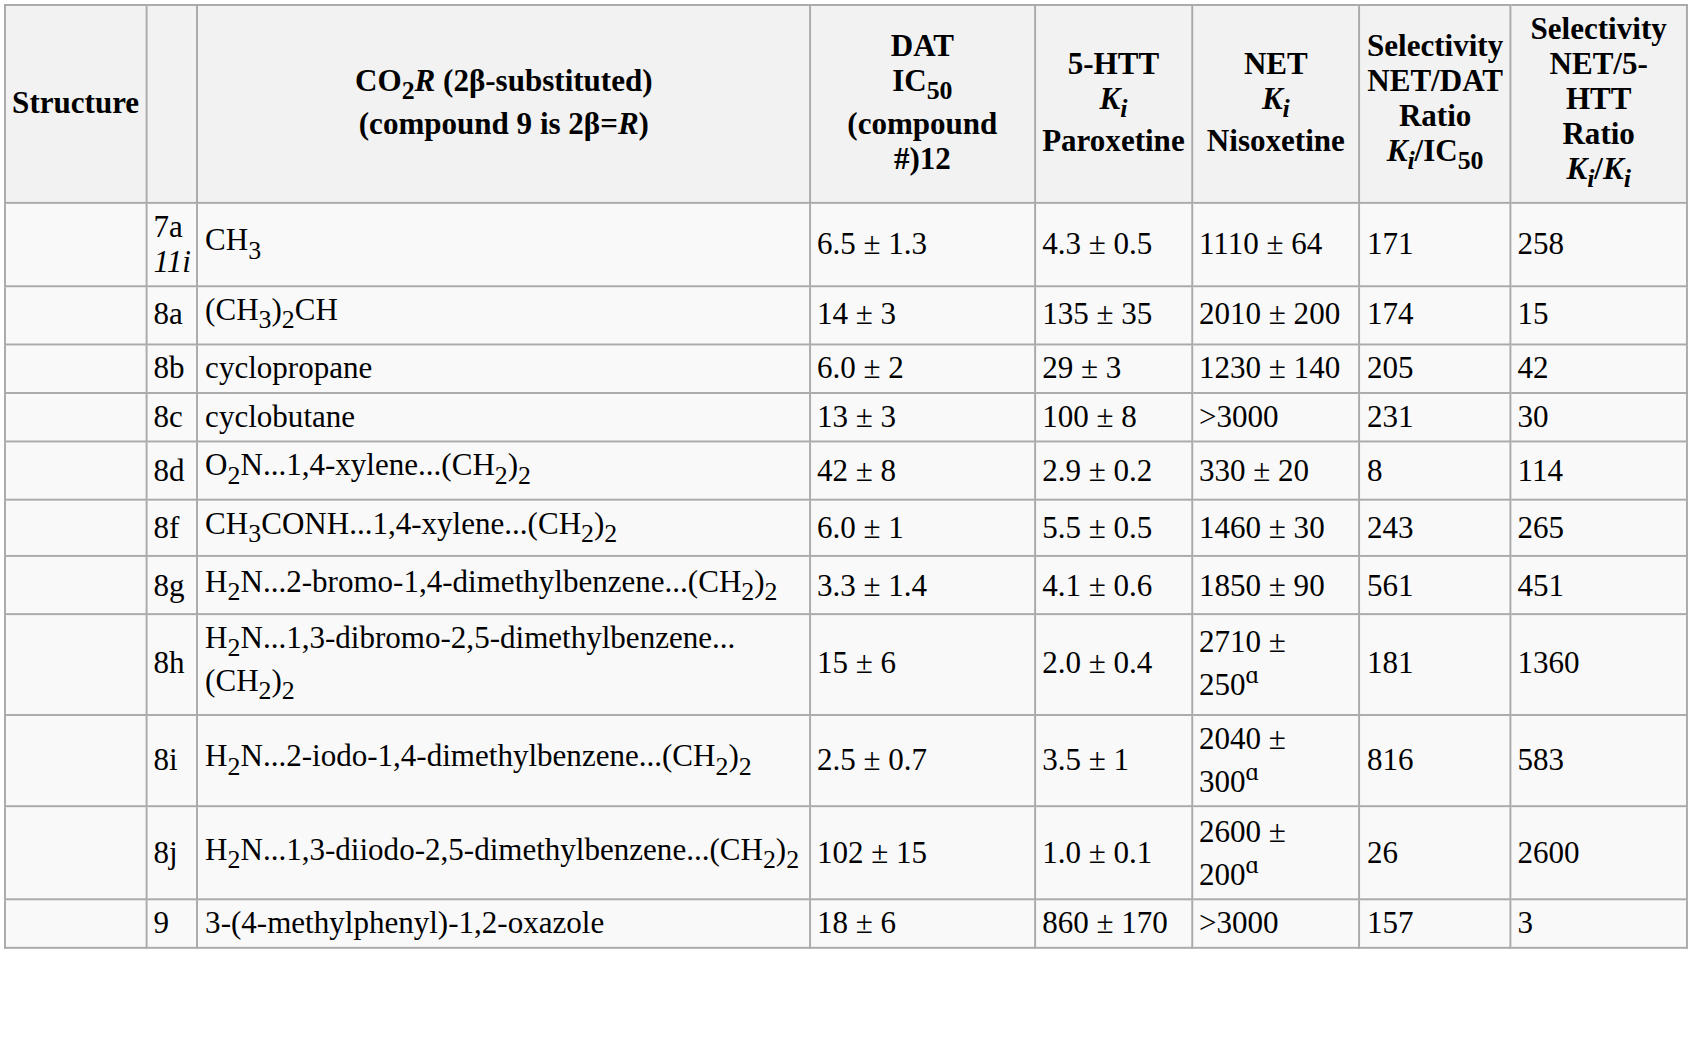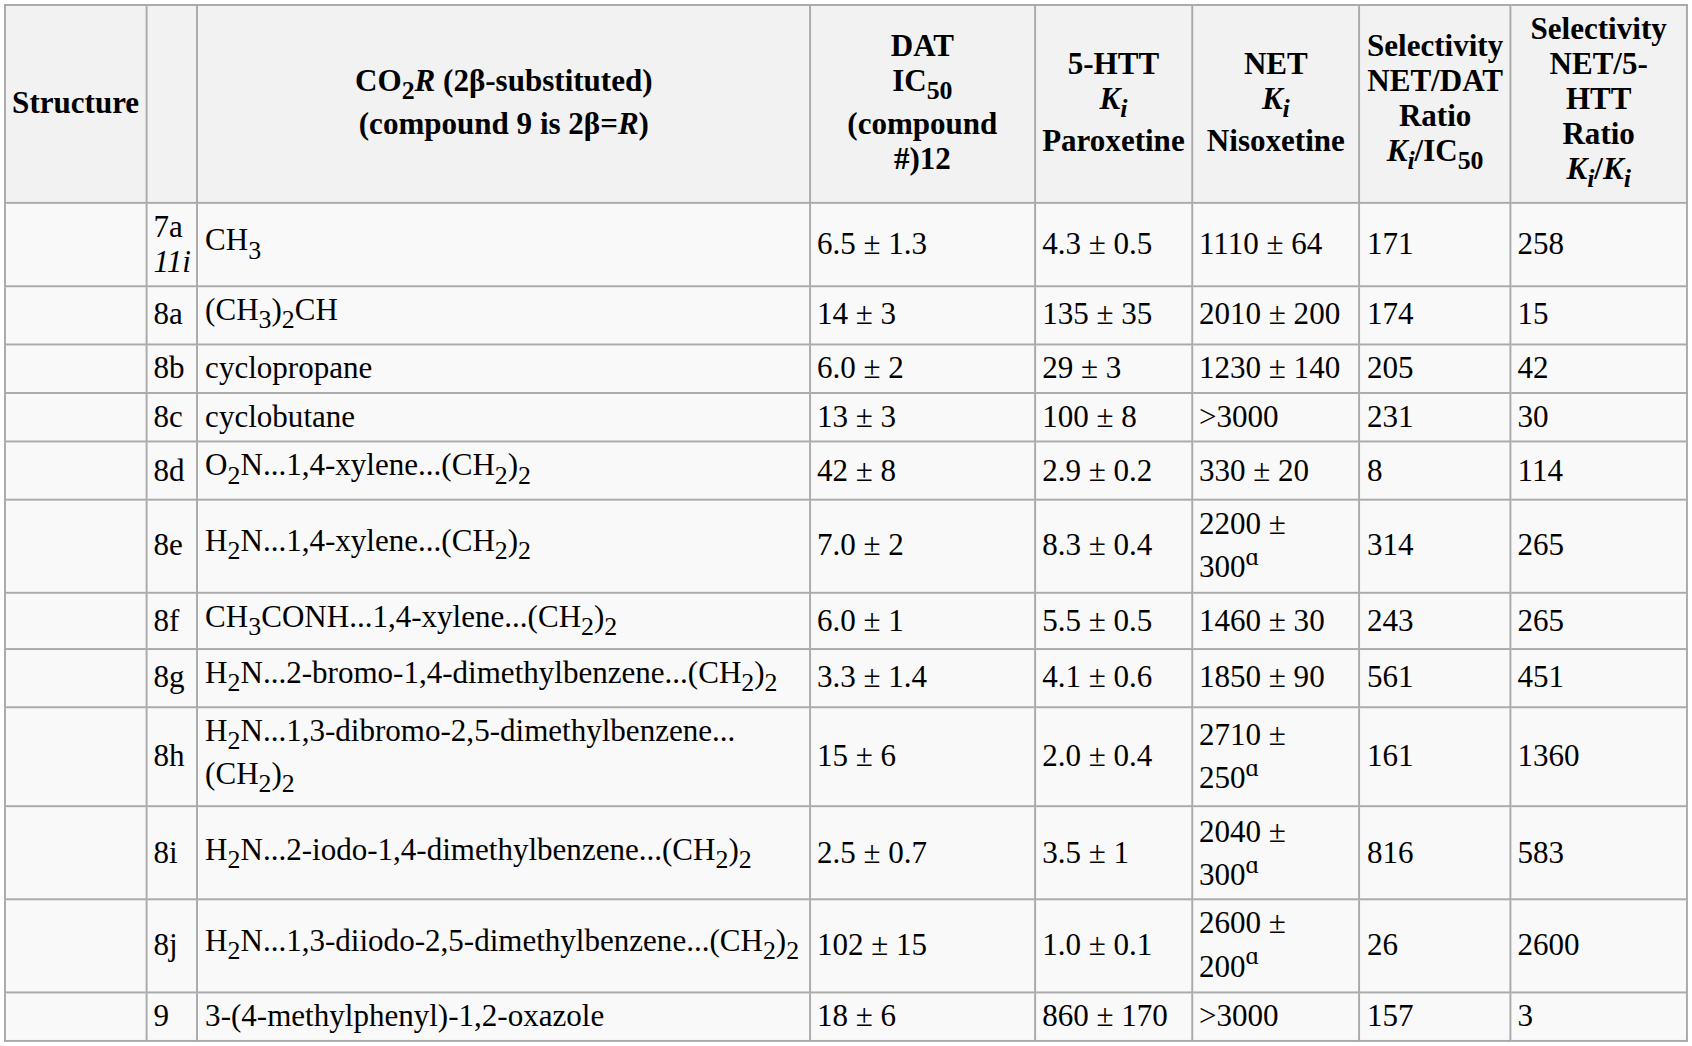+ row: (368, 545)
(1390, 663) 181 -> (1390, 756) 161
